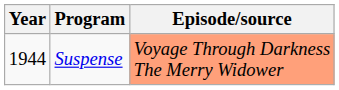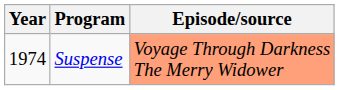(27, 59) 1944 -> (27, 59) 1974
